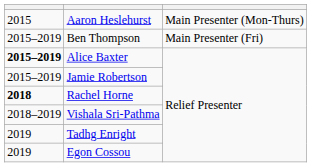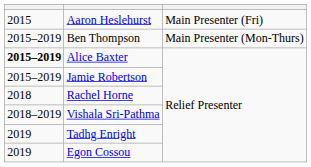(234, 19) Main Presenter (Mon-Thurs) -> (214, 19) Main Presenter (Fri)
(214, 38) Main Presenter (Fri) -> (234, 38) Main Presenter (Mon-Thurs)
(19, 95) bold -> (19, 95) normal
